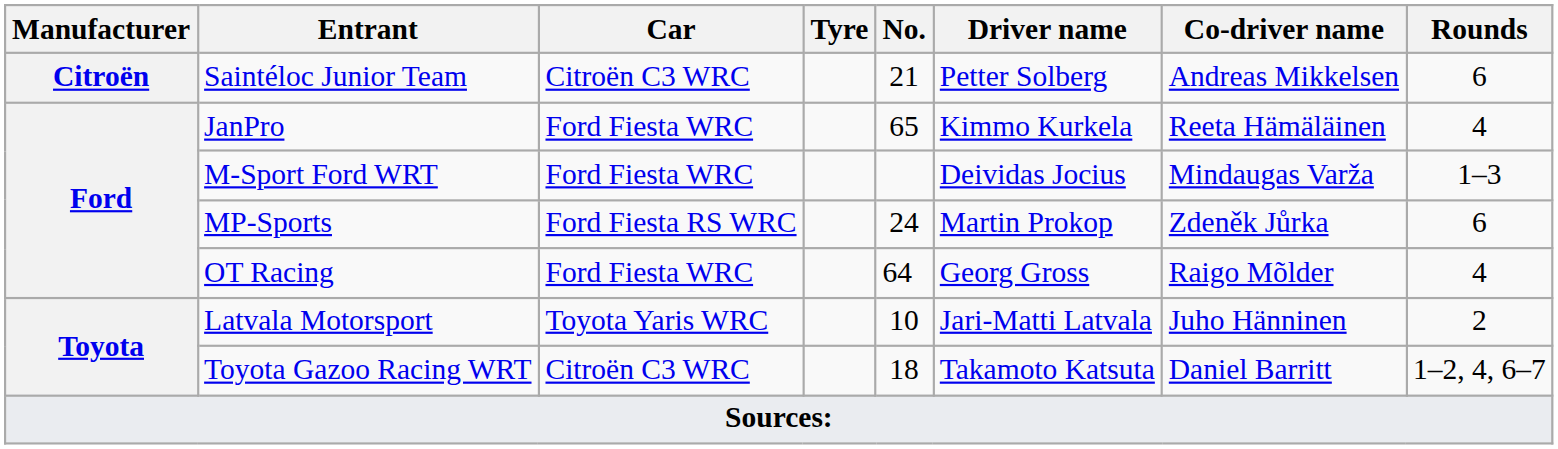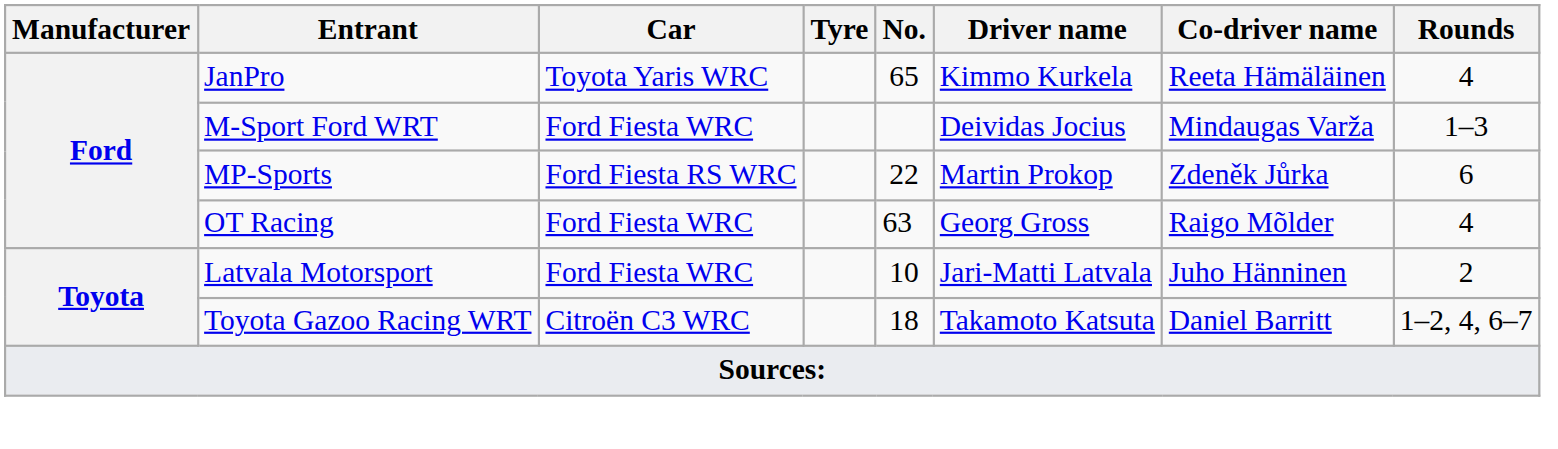- row: (336, 77)
(649, 125) Ford Fiesta WRC -> (657, 77) Toyota Yaris WRC
(904, 223) 24 -> (904, 174) 22
(897, 271) 64 -> (897, 223) 63
(657, 320) Toyota Yaris WRC -> (649, 271) Ford Fiesta WRC
